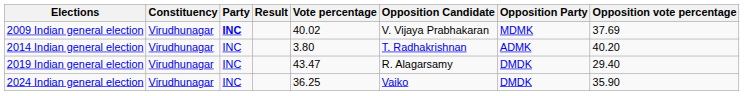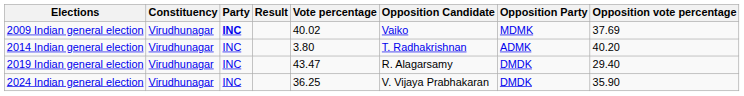(435, 30) V. Vijaya Prabhakaran -> (395, 30) Vaiko
(395, 82) Vaiko -> (435, 82) V. Vijaya Prabhakaran
